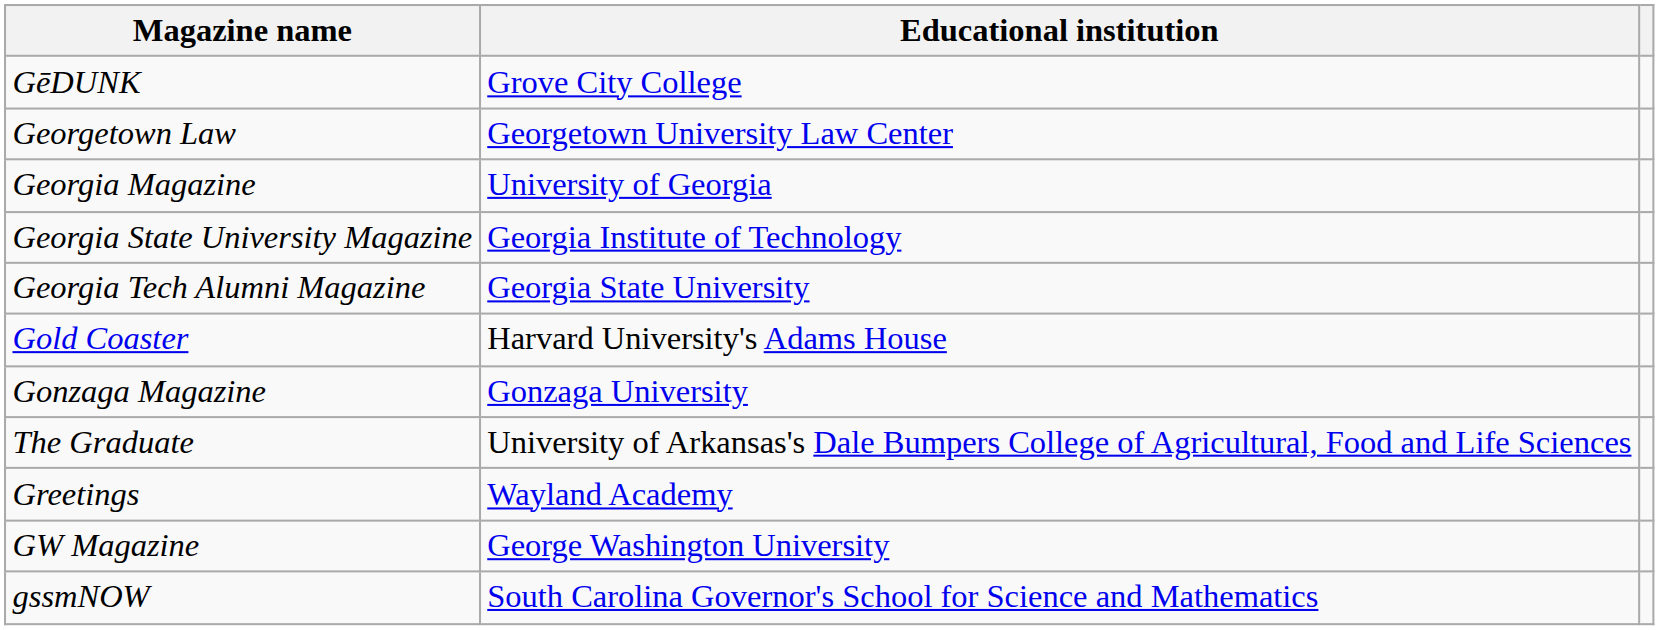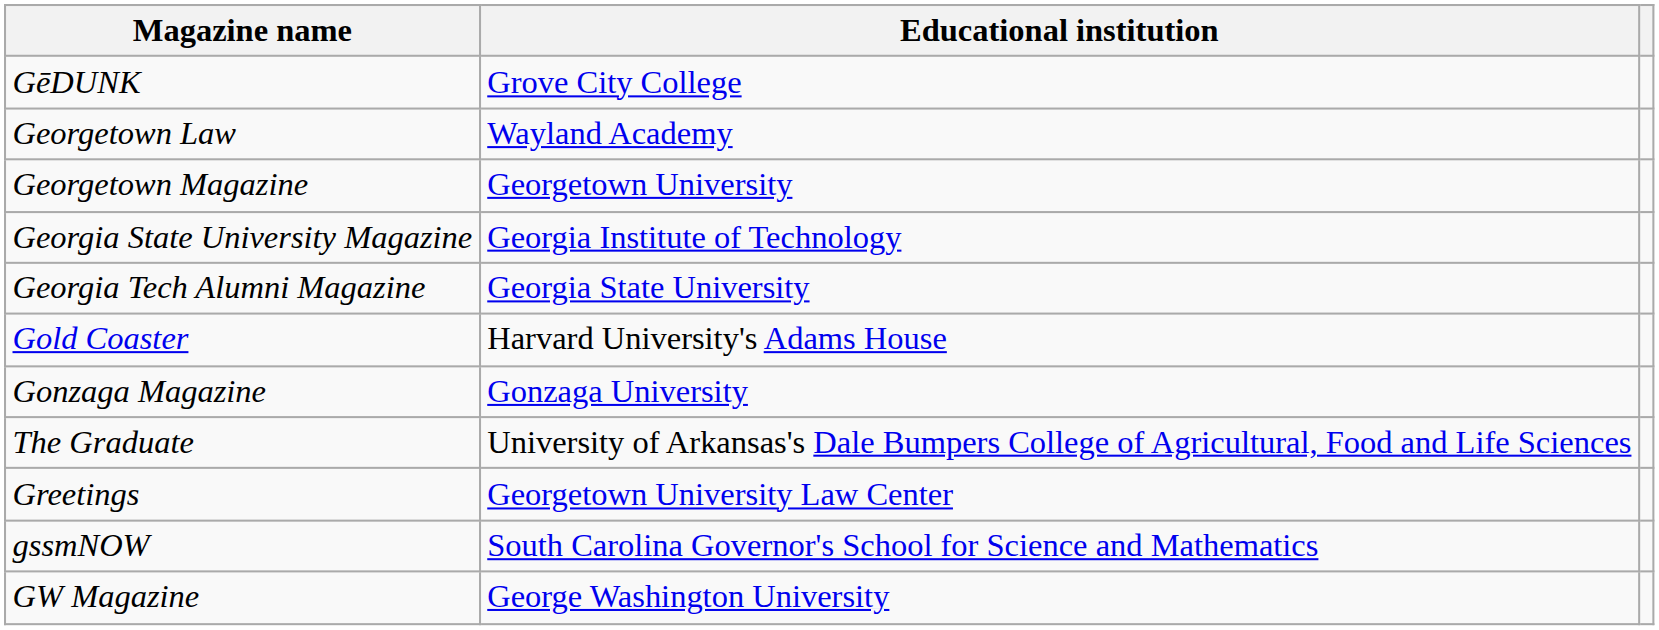(720, 133) Georgetown University Law Center -> (610, 133) Wayland Academy
+ row: (160, 184)
- row: (134, 184)
(610, 493) Wayland Academy -> (720, 493) Georgetown University Law Center
rows swapped: (81, 596) <-> (106, 545)
